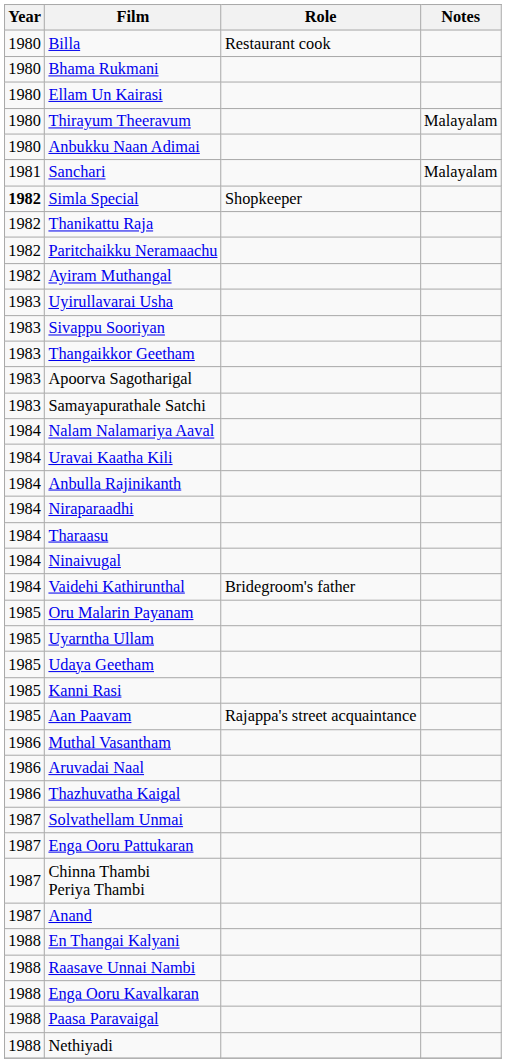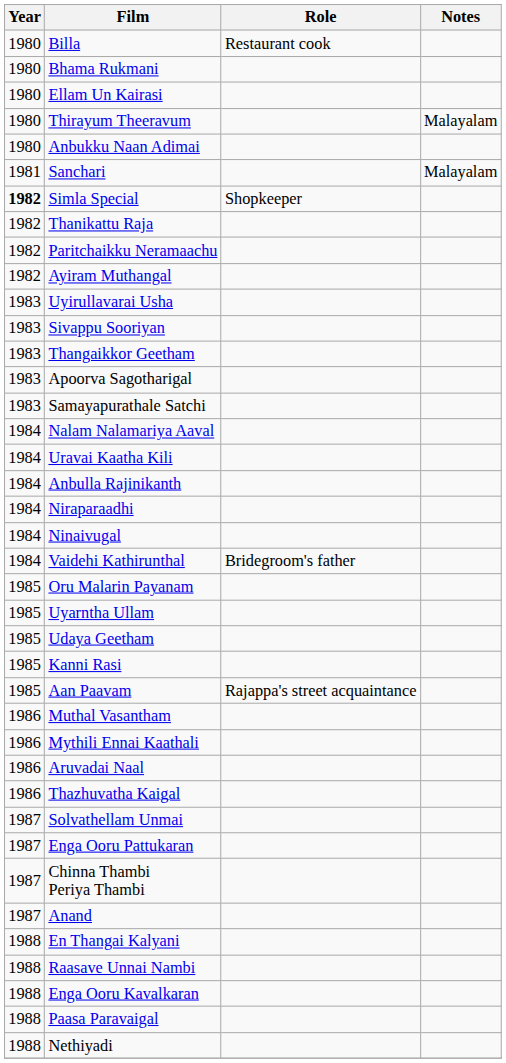- row: (78, 535)
+ row: (124, 742)
